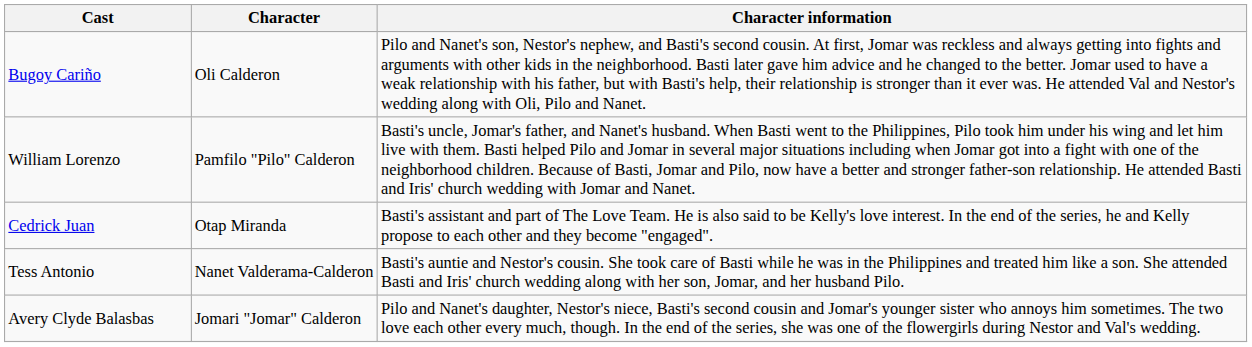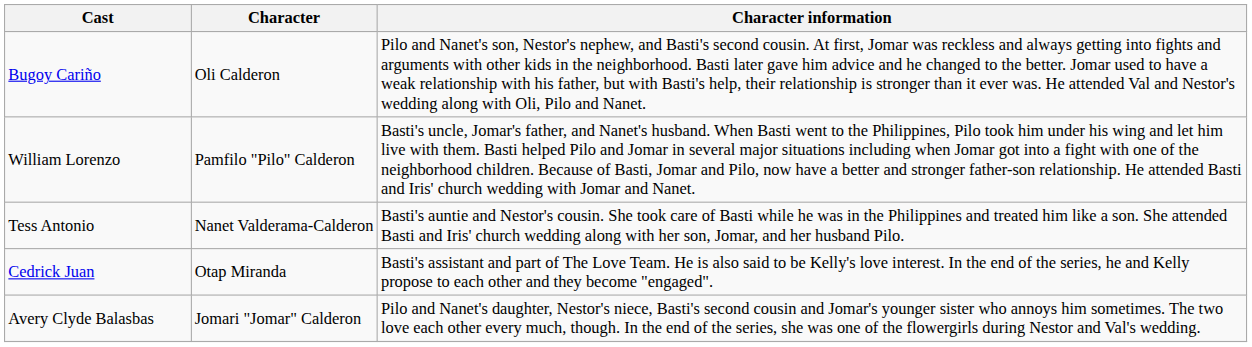rows swapped: (51, 272) <-> (51, 225)
